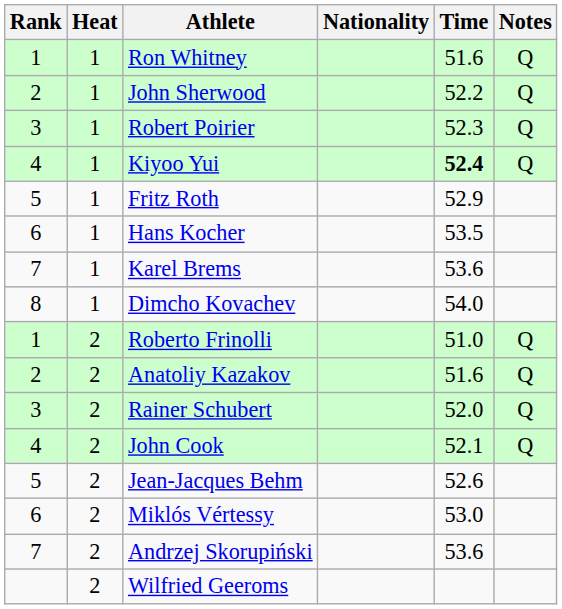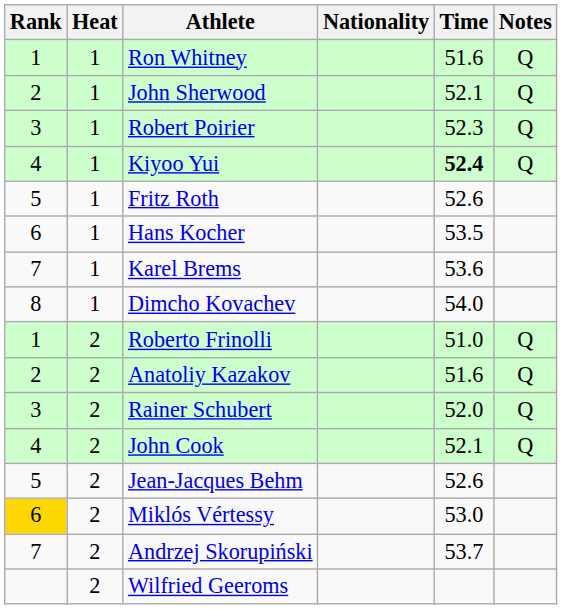(464, 92) 52.2 -> (464, 92) 52.1
(464, 198) 52.9 -> (464, 198) 52.6
(36, 515) no background -> (36, 515) gold background
(464, 551) 53.6 -> (464, 551) 53.7
